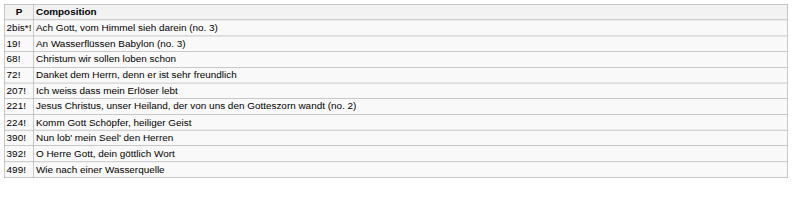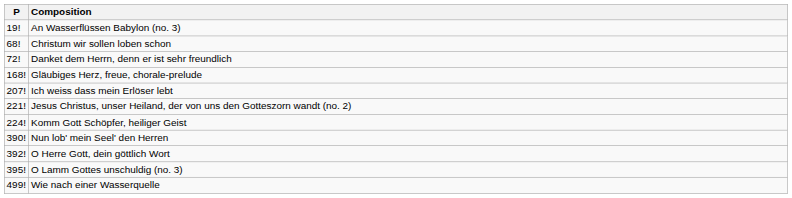- row: (127, 28)
+ row: (116, 75)
+ row: (107, 169)
